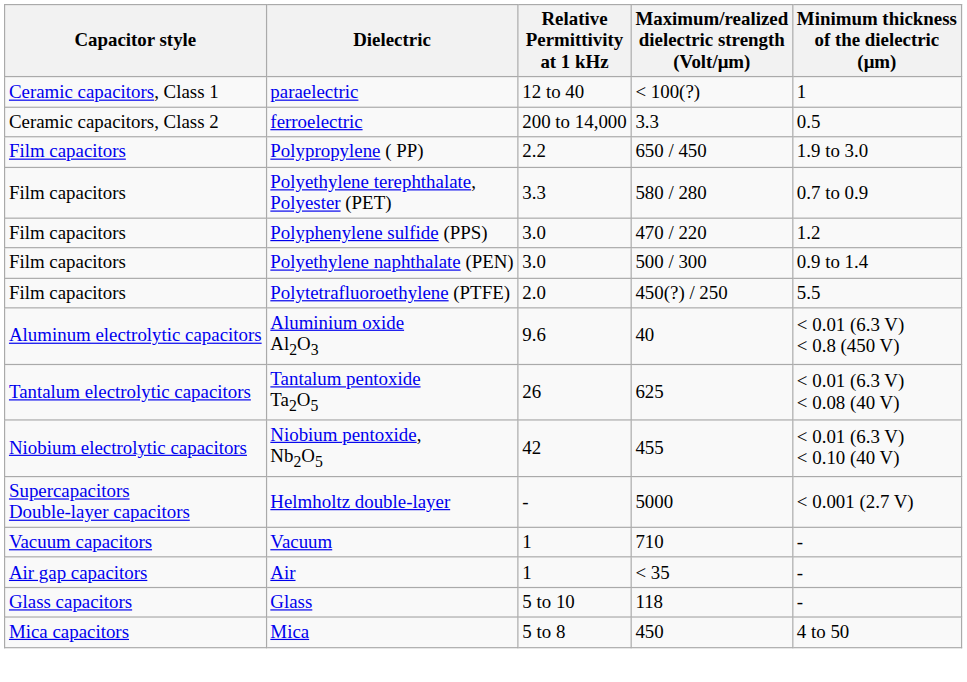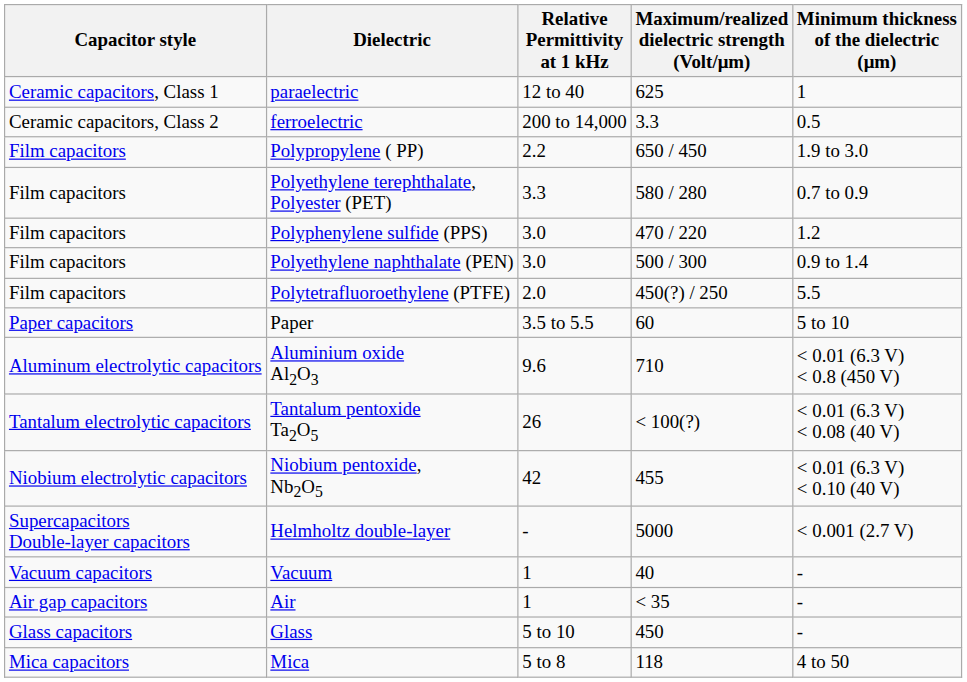(668, 91) < 100(?) -> (650, 91) 625
+ row: (292, 322)
(645, 335) 40 -> (650, 365) 710
(650, 391) 625 -> (668, 421) < 100(?)
(650, 542) 710 -> (645, 572) 40
(649, 602) 118 -> (650, 632) 450
(650, 632) 450 -> (649, 662) 118
